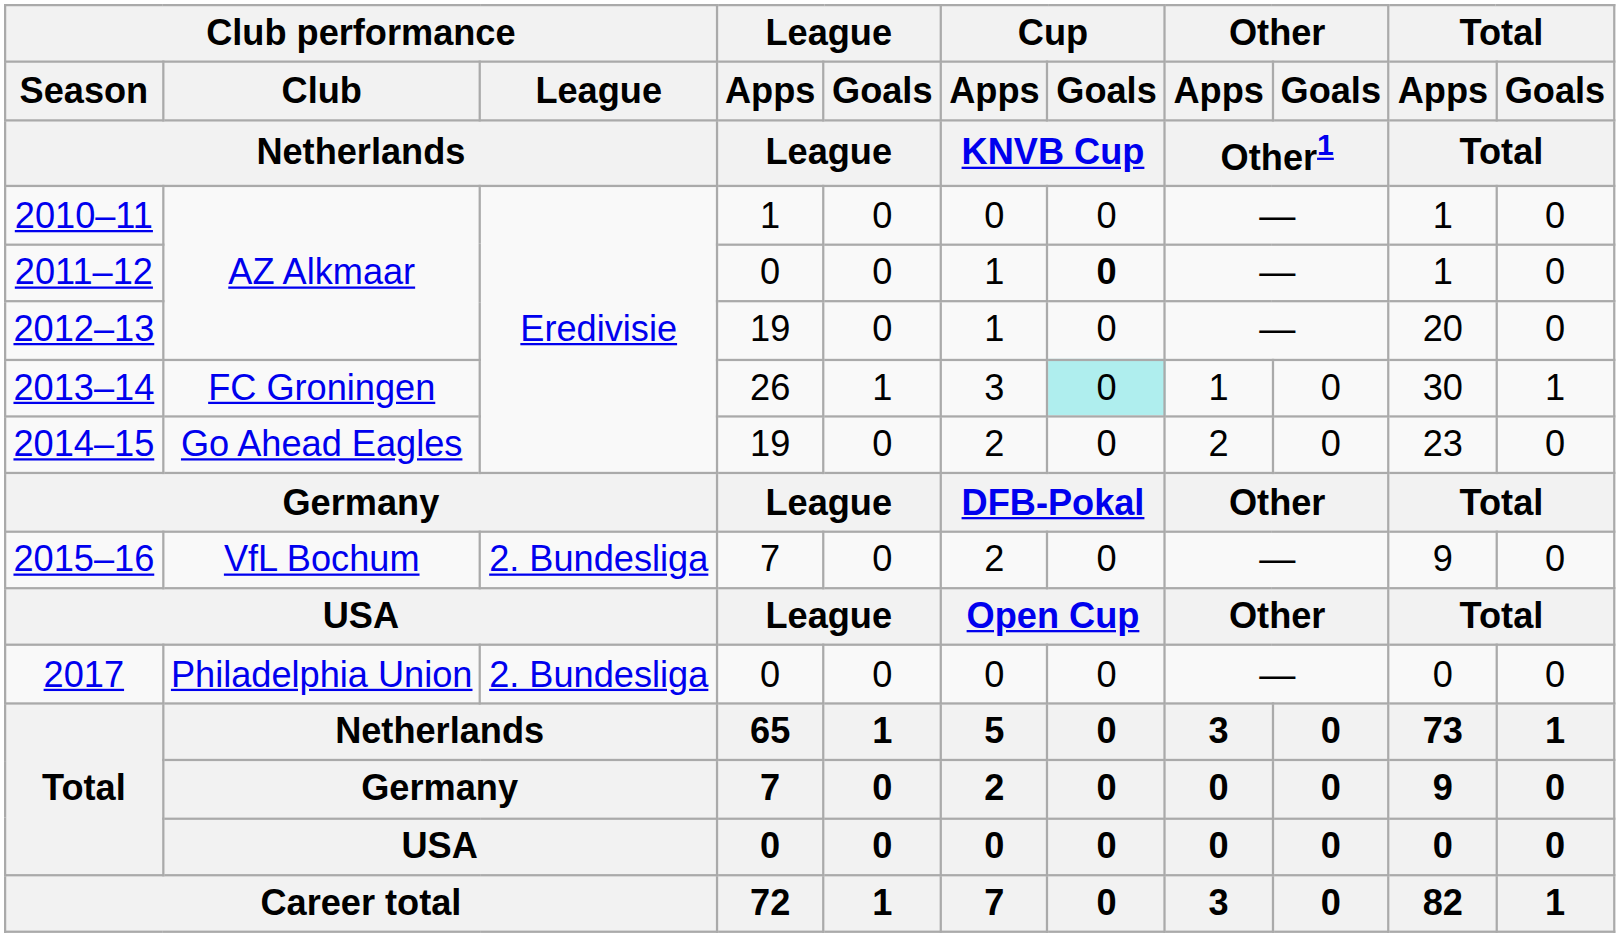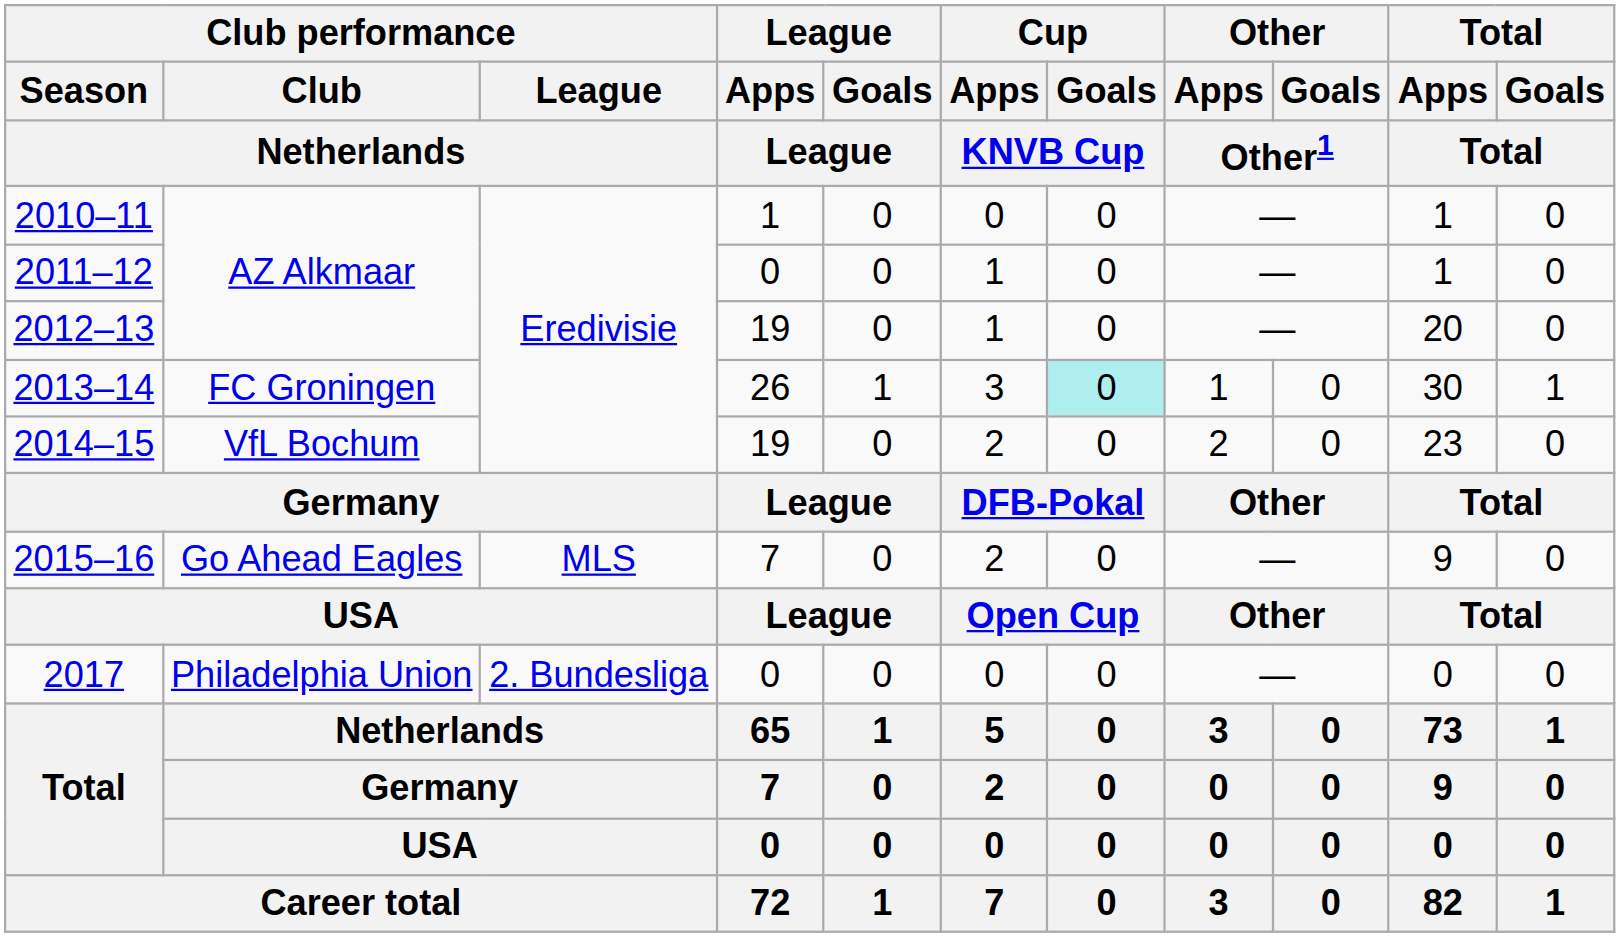(1107, 272) bold -> (1107, 272) normal
(322, 444) Go Ahead Eagles -> (322, 444) VfL Bochum
(322, 559) VfL Bochum -> (322, 559) Go Ahead Eagles
(599, 559) 2. Bundesliga -> (599, 559) MLS
